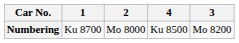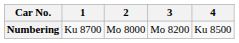columns swapped: (212, 13) <-> (169, 13)
